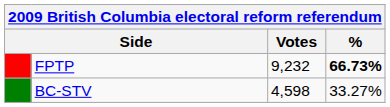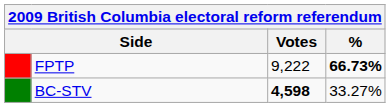(290, 66) 9,232 -> (290, 66) 9,222
(290, 91) normal -> (290, 91) bold
